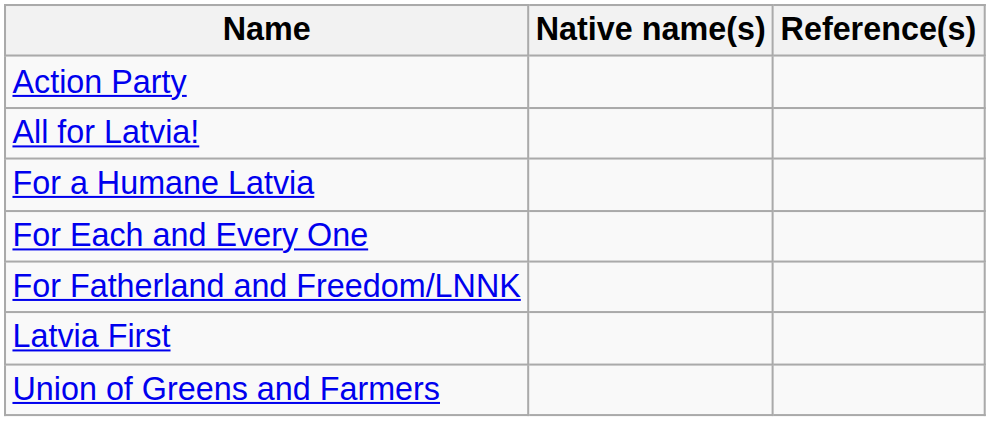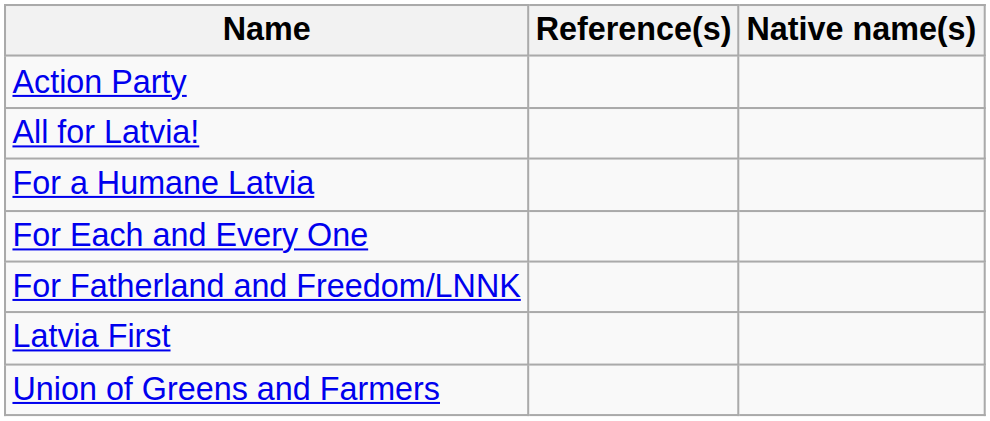columns swapped: (651, 30) <-> (878, 30)
